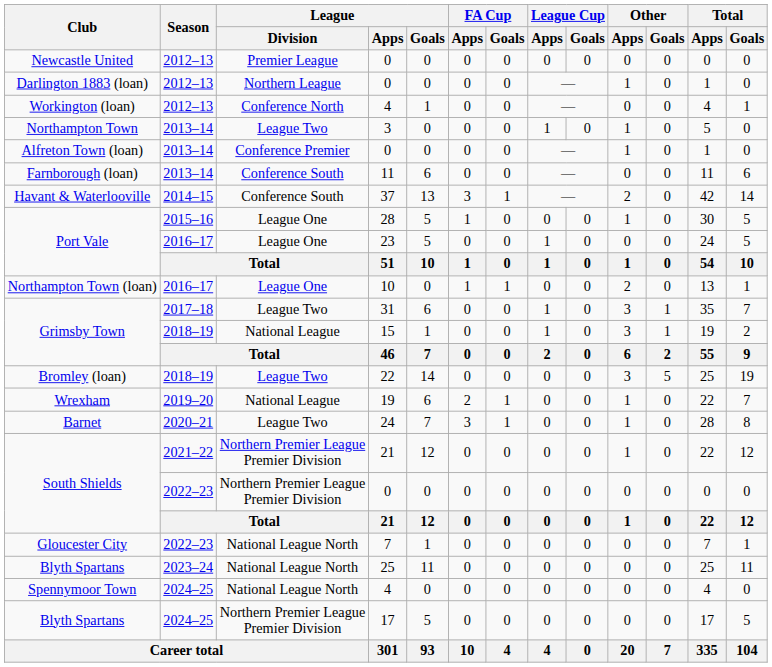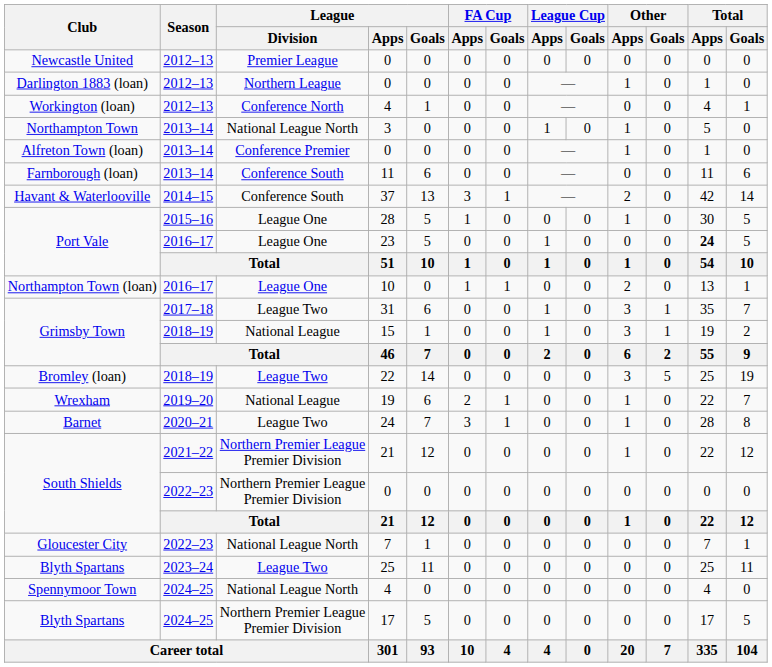(292, 128) League Two -> (292, 128) National League North
(707, 241) normal -> (707, 241) bold
(292, 567) National League North -> (292, 567) League Two
